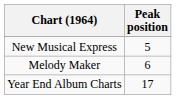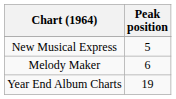(147, 84) 17 -> (147, 84) 19
